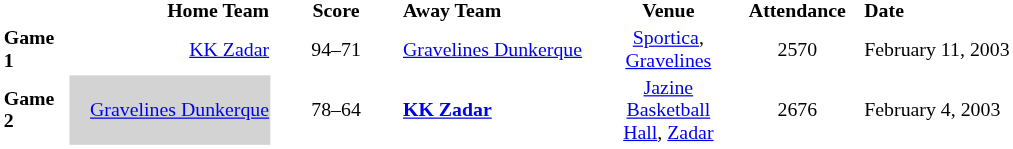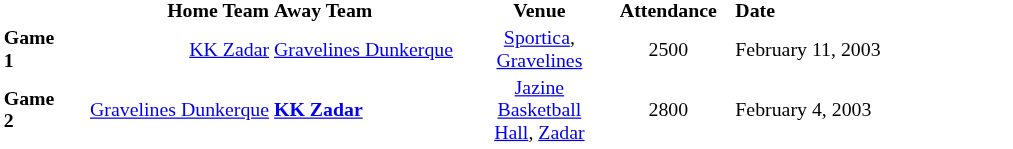- column: (336, 10)
(797, 49) 2570 -> (668, 49) 2500
(180, 109) lightgrey background -> (180, 109) no background
(797, 109) 2676 -> (668, 109) 2800
